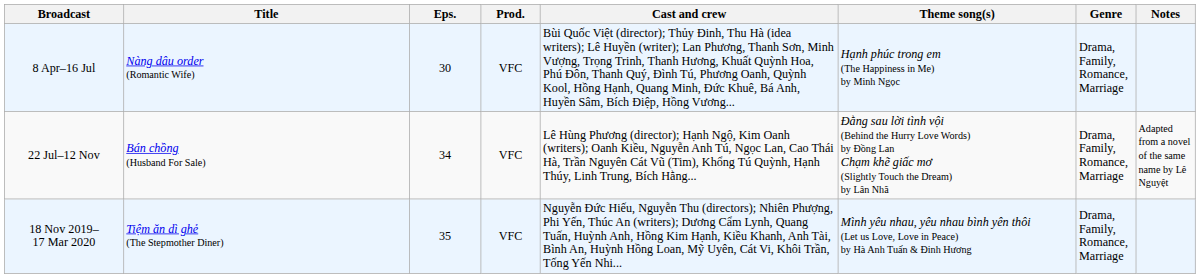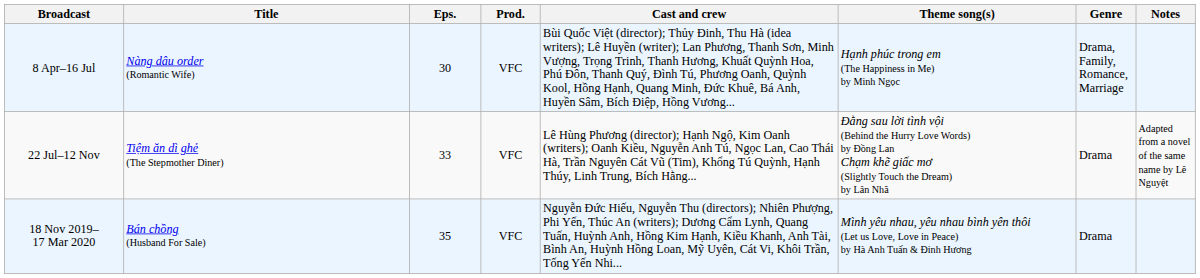(166, 155) Bán chồng (Husband For Sale) -> (175, 155) Tiệm ăn dì ghẻ (The Stepmother Diner)
(445, 155) 34 -> (445, 155) 33
(1103, 155) Drama, Family, Romance, Marriage -> (1096, 155) Drama
(175, 236) Tiệm ăn dì ghẻ (The Stepmother Diner) -> (166, 236) Bán chồng (Husband For Sale)
(1103, 236) Drama, Family, Romance, Marriage -> (1096, 236) Drama
